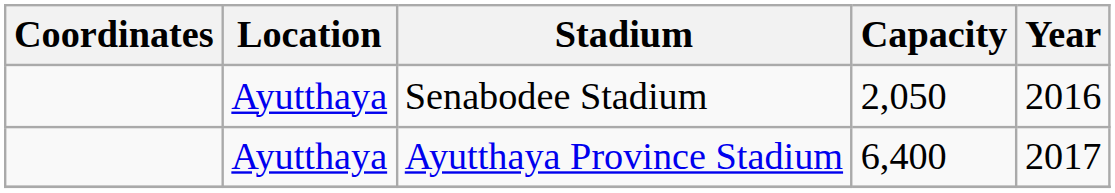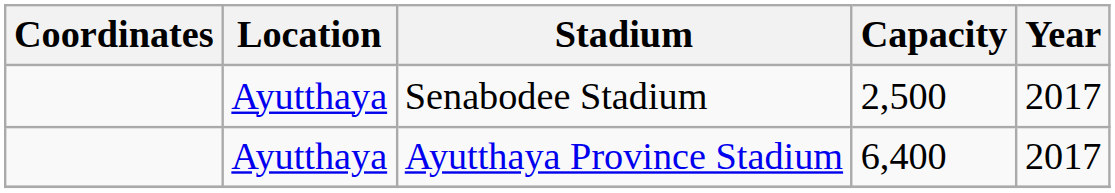(904, 95) 2,050 -> (904, 95) 2,500
(1063, 95) 2016 -> (1063, 95) 2017
